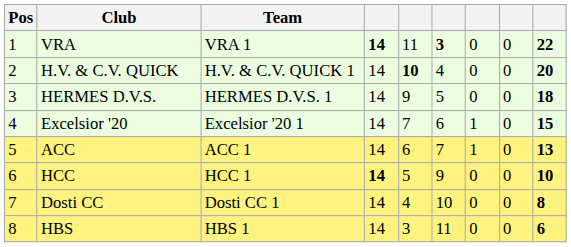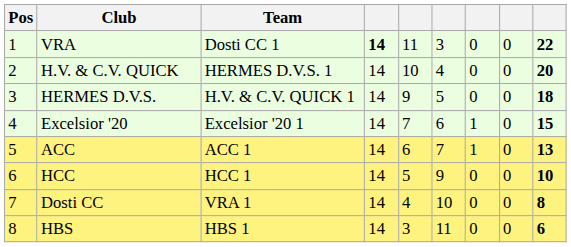(228, 44) VRA 1 -> (242, 44) Dosti CC 1
(440, 44) bold -> (440, 44) normal
(280, 70) H.V. & C.V. QUICK 1 -> (269, 70) HERMES D.V.S. 1
(410, 70) bold -> (410, 70) normal
(269, 96) HERMES D.V.S. 1 -> (280, 96) H.V. & C.V. QUICK 1
(377, 176) bold -> (377, 176) normal
(242, 202) Dosti CC 1 -> (228, 202) VRA 1
